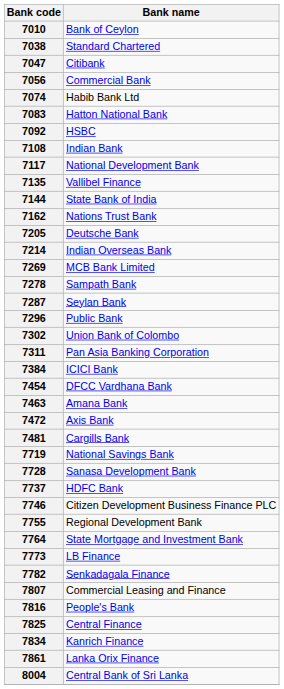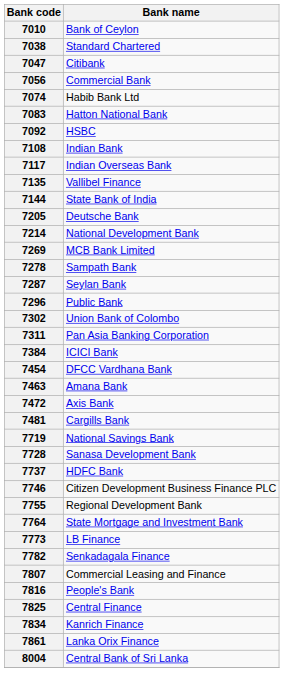(132, 166) National Development Bank -> (119, 166) Indian Overseas Bank
- row: (34, 217)
(119, 251) Indian Overseas Bank -> (132, 234) National Development Bank
